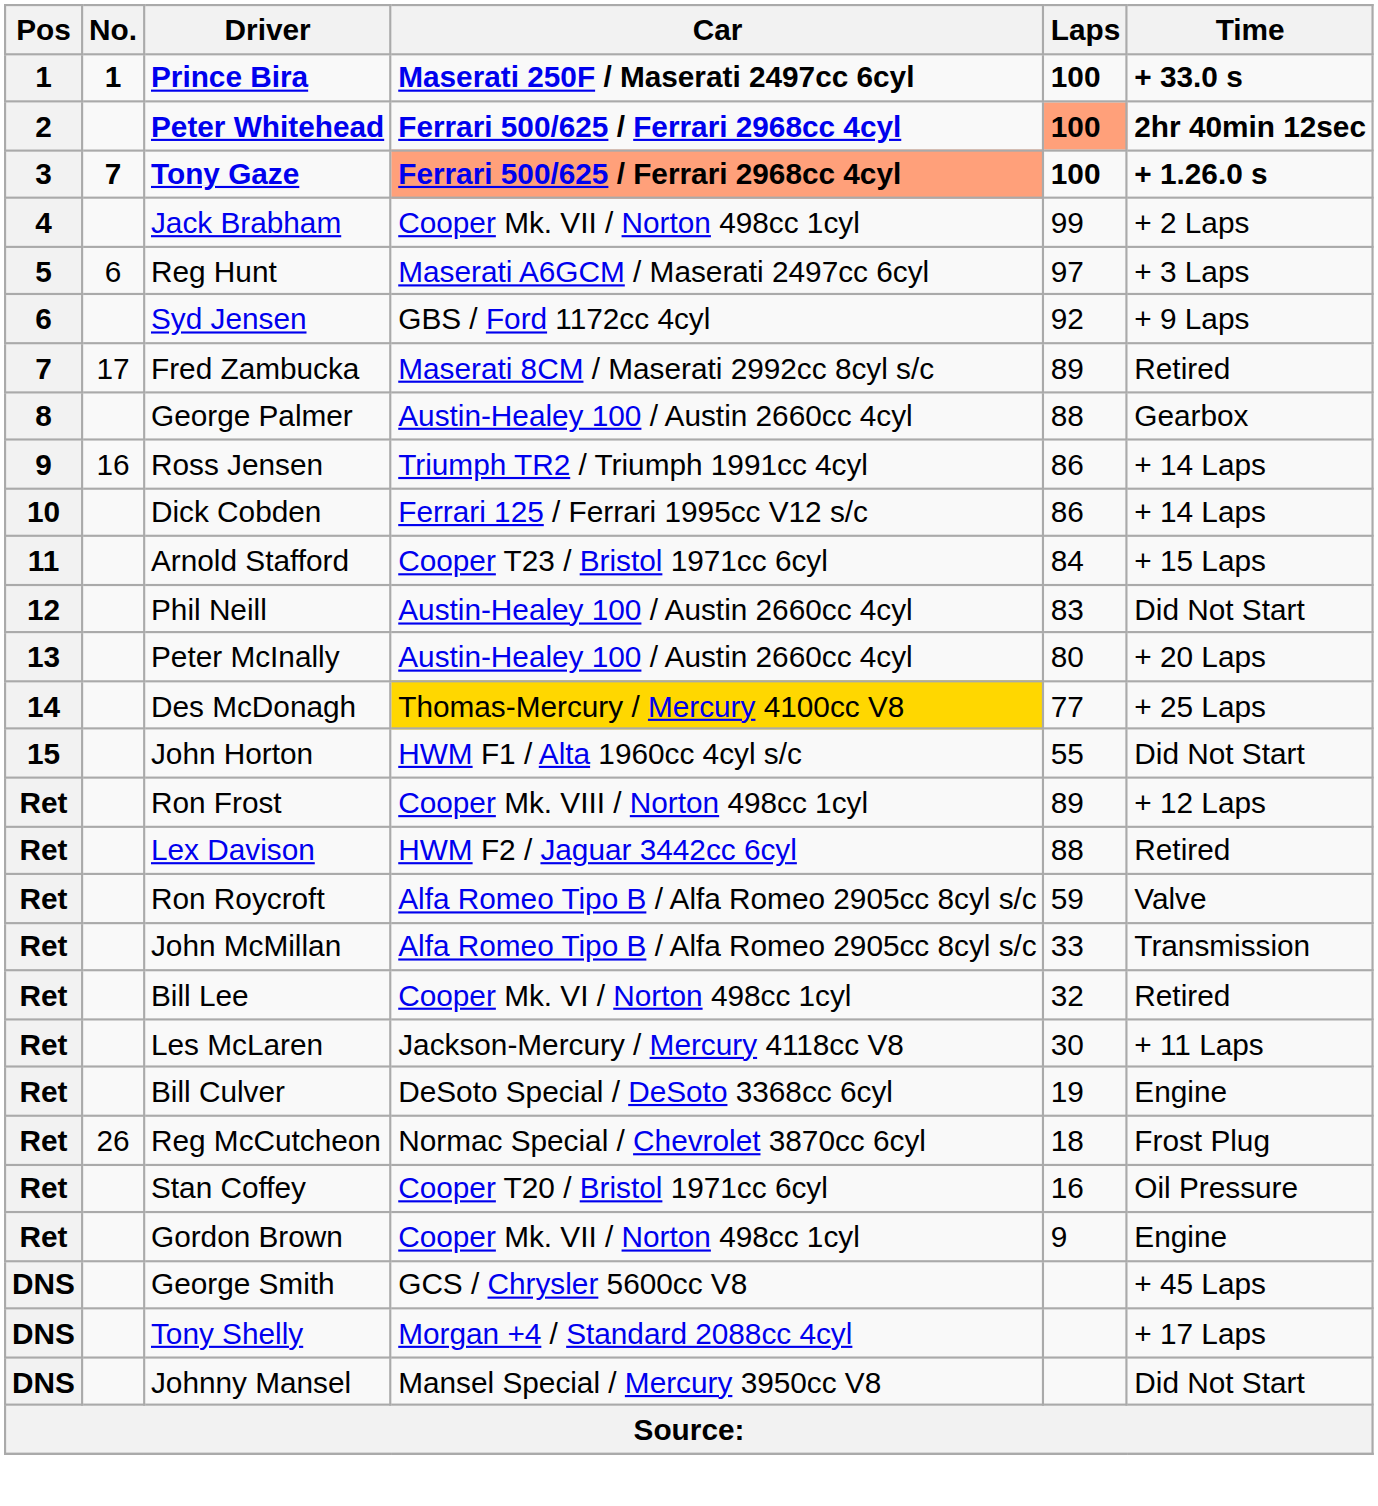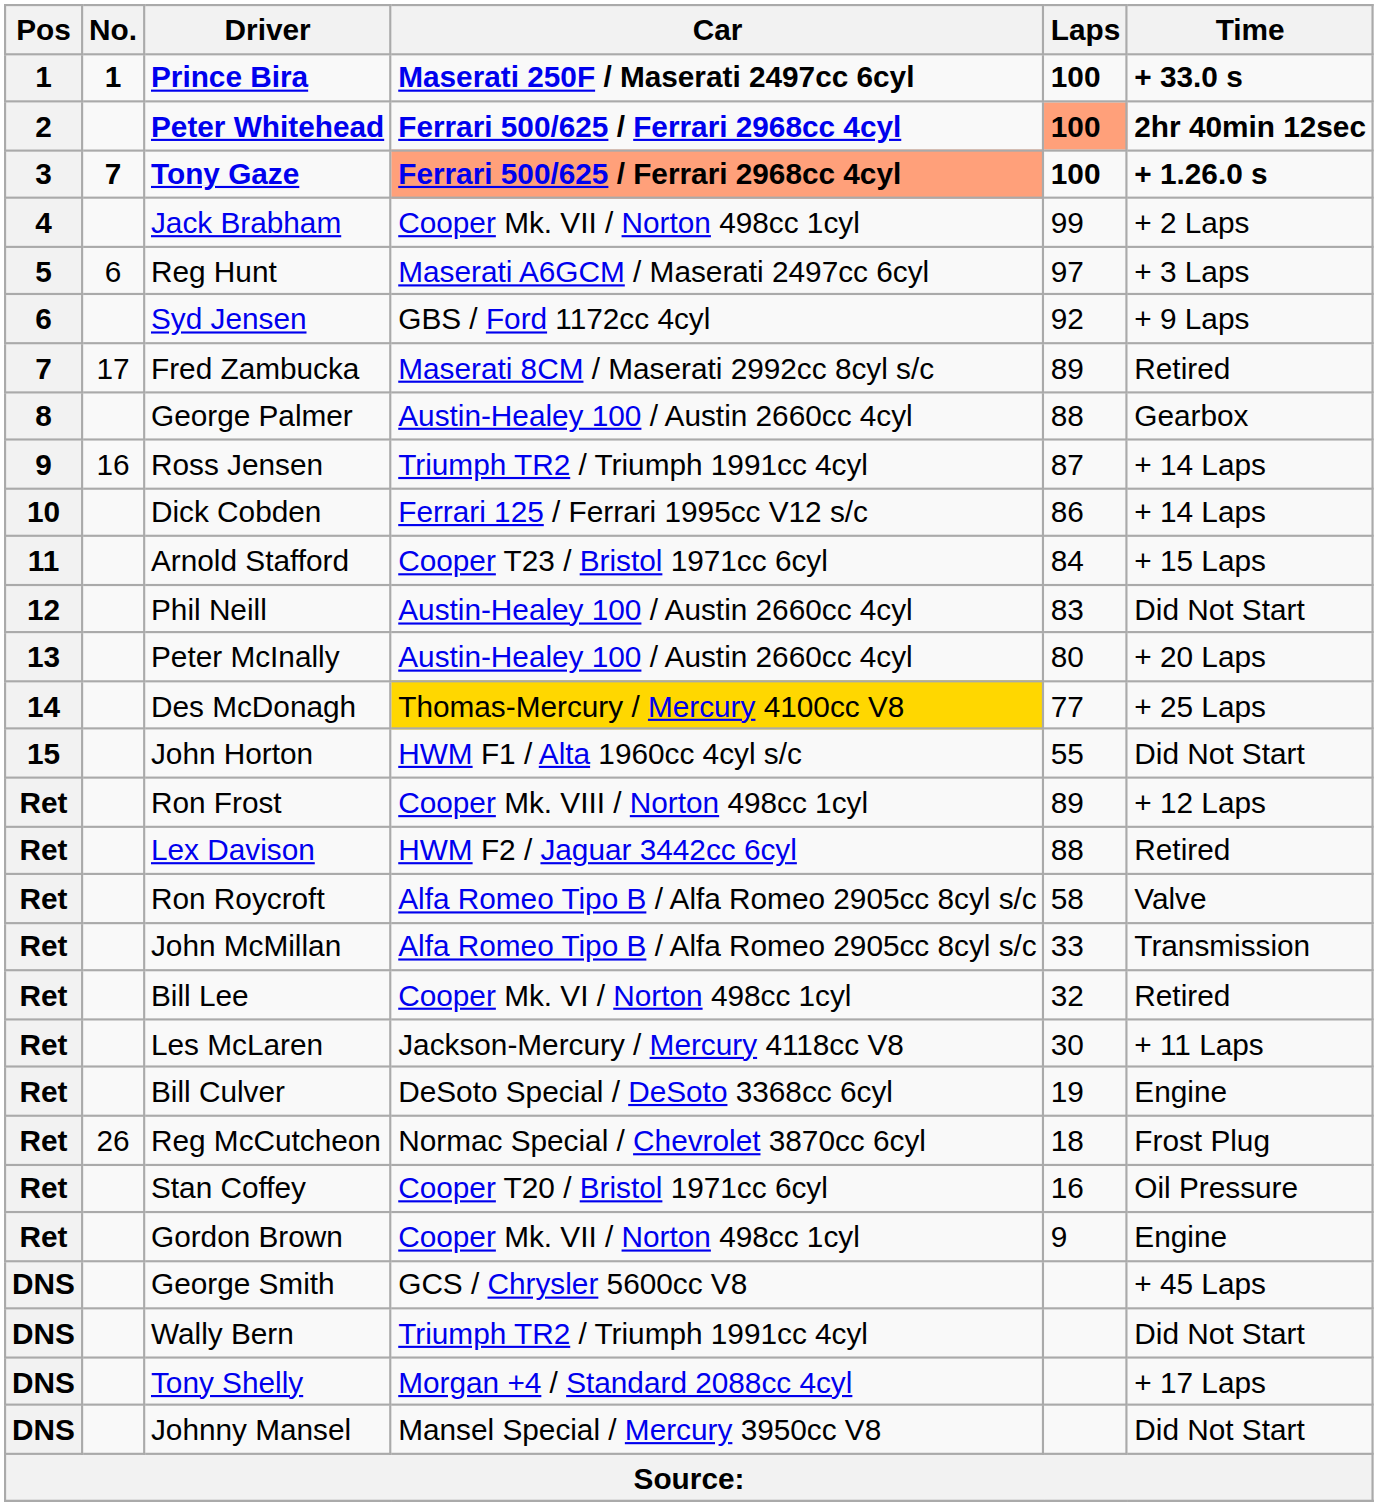(1067, 464) 86 -> (1067, 464) 87
(1067, 898) 59 -> (1067, 898) 58
+ row: (222, 1333)
